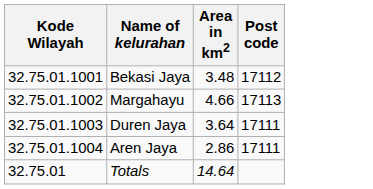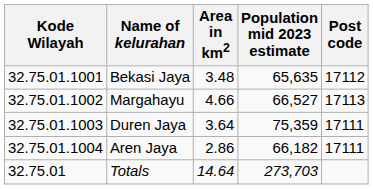+ column: (280, 35)
